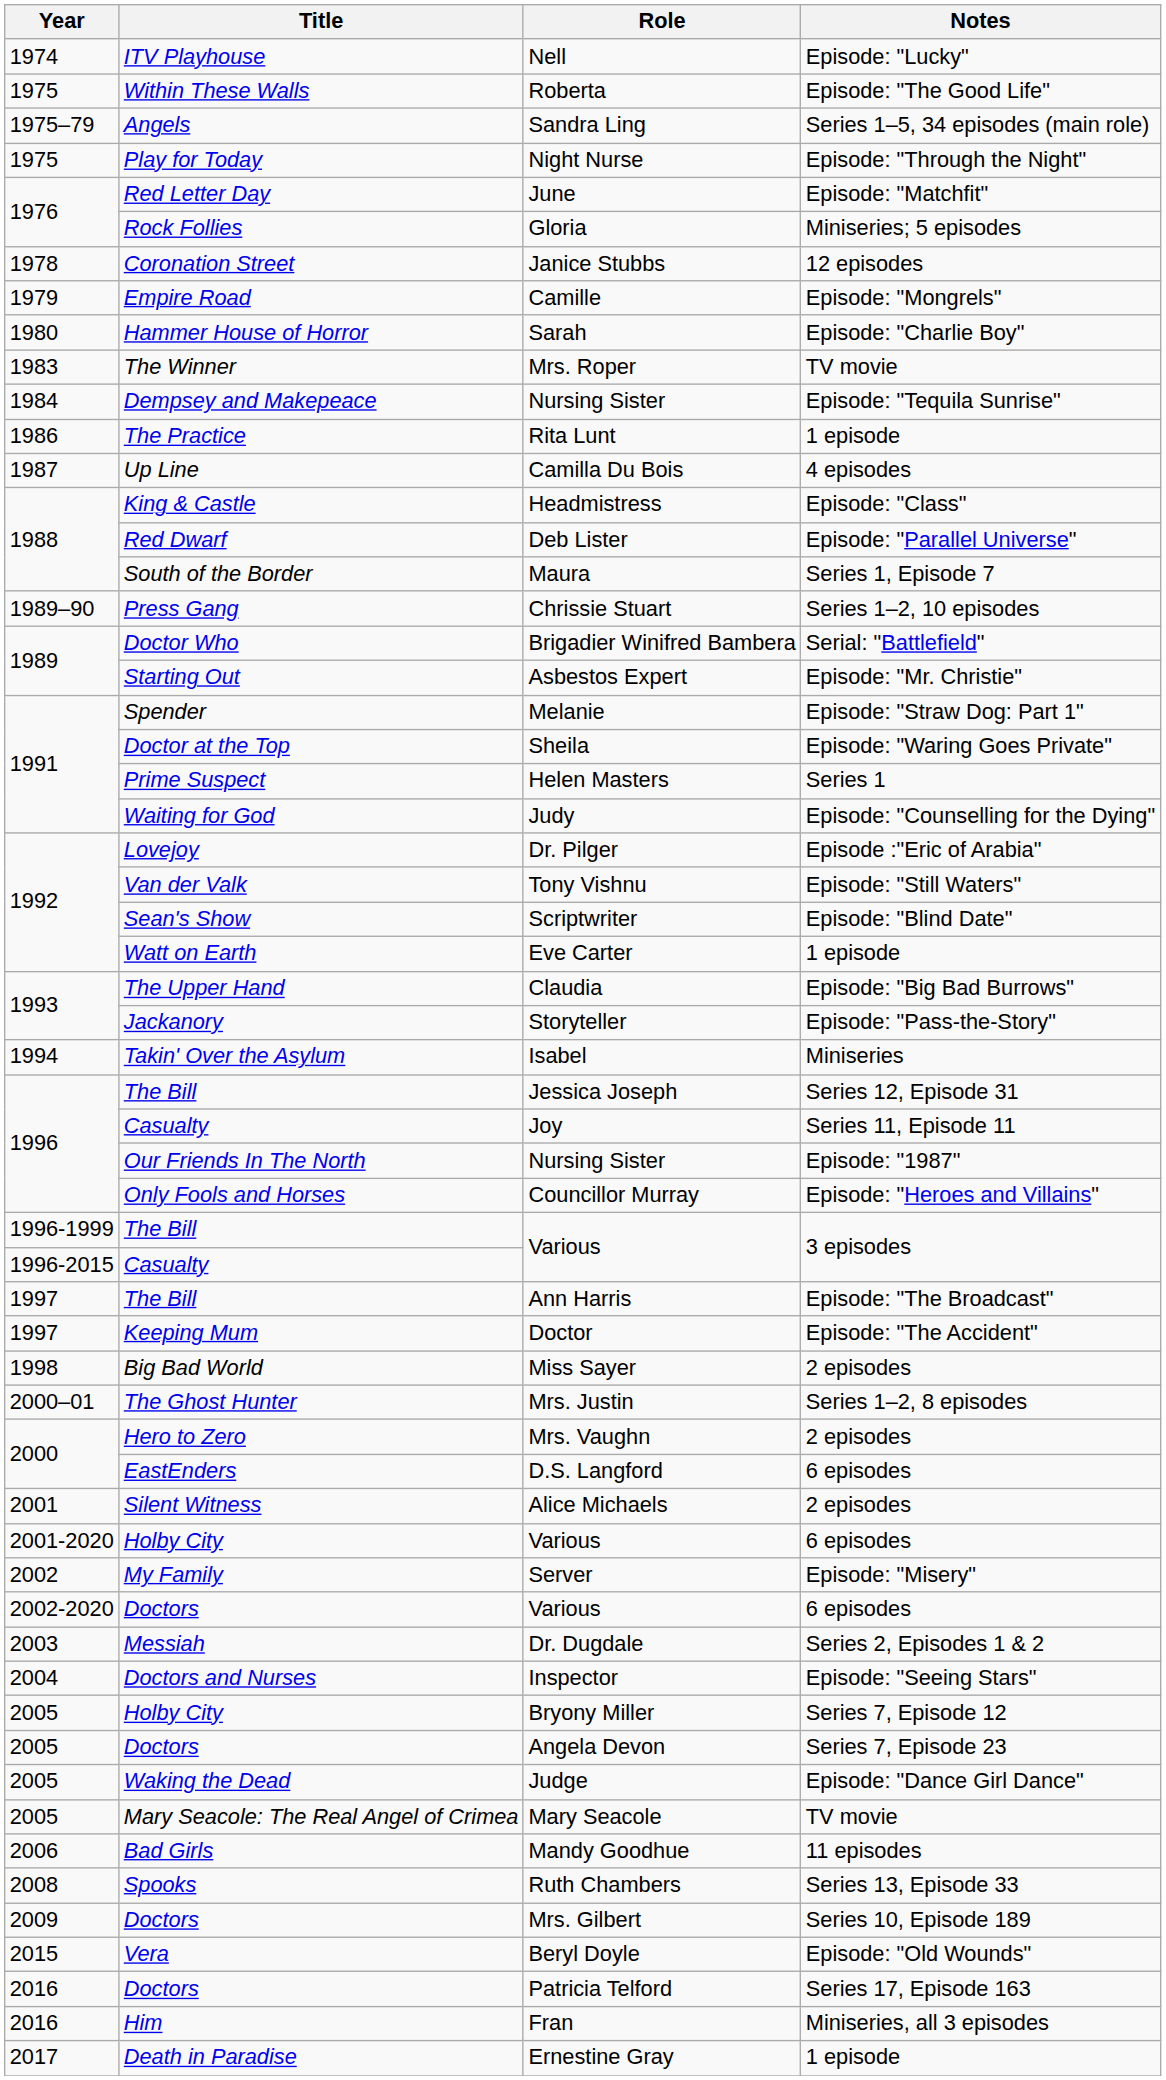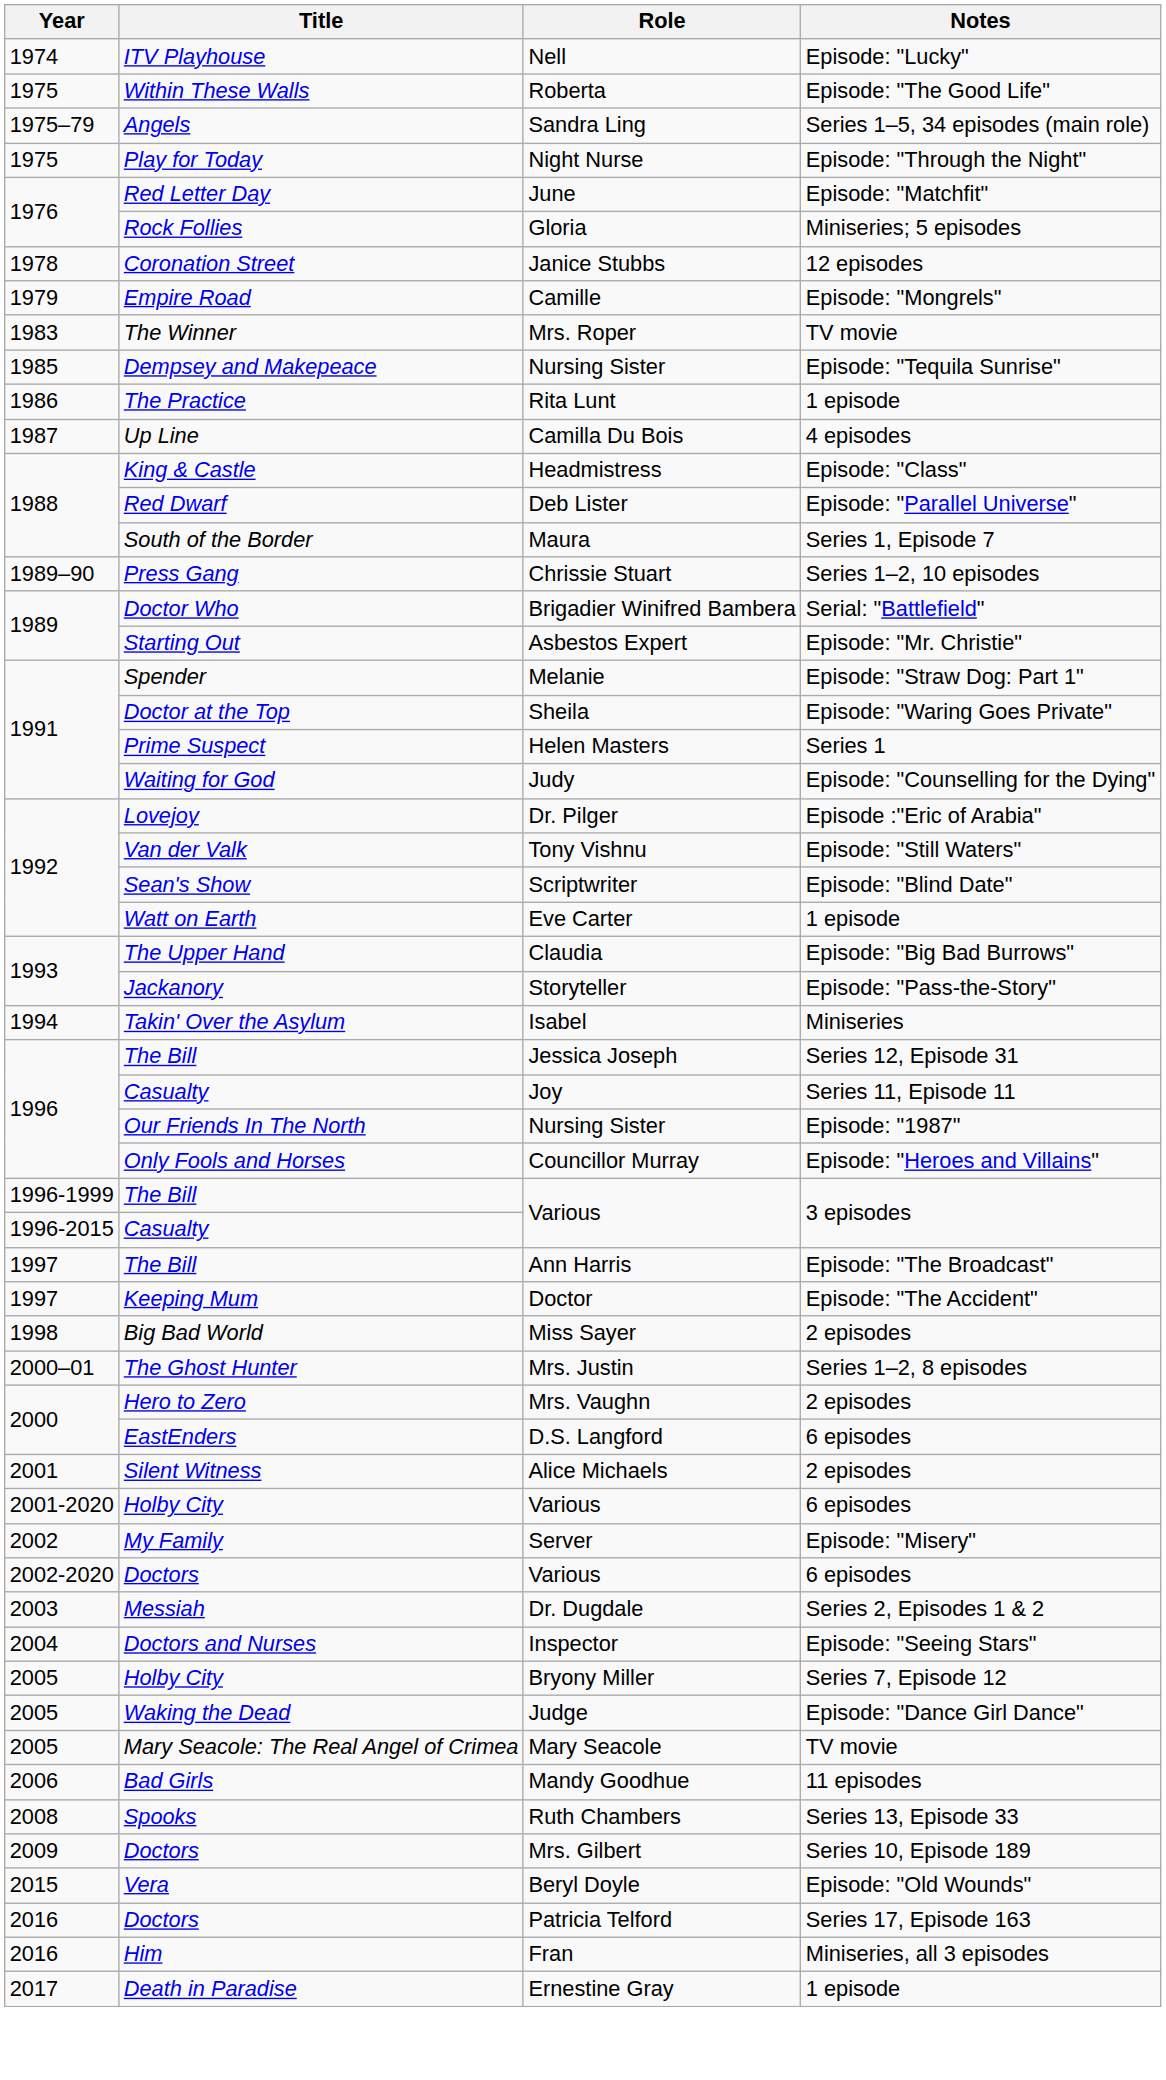- row: (246, 332)
(34, 401) 1984 -> (34, 366) 1985
- row: (161, 1747)
